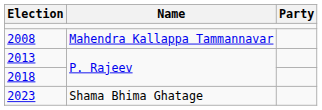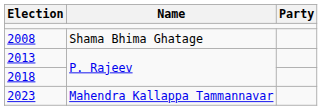(171, 39) Mahendra Kallappa Tammannavar -> (136, 39) Shama Bhima Ghatage
(136, 96) Shama Bhima Ghatage -> (171, 96) Mahendra Kallappa Tammannavar
